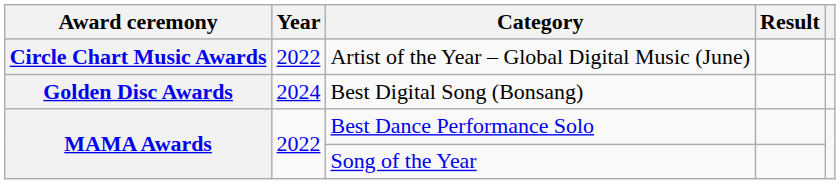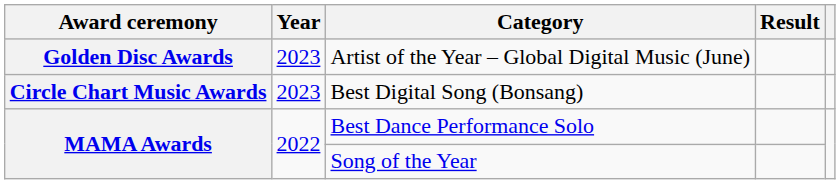(138, 56) Circle Chart Music Awards -> (138, 56) Golden Disc Awards
(298, 56) 2022 -> (298, 56) 2023
(138, 91) Golden Disc Awards -> (138, 91) Circle Chart Music Awards
(298, 91) 2024 -> (298, 91) 2023
